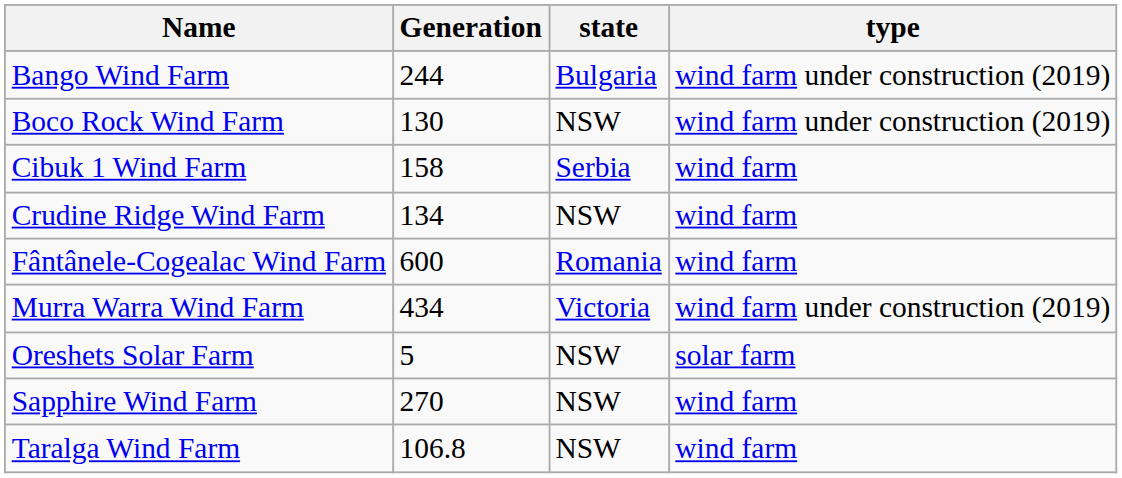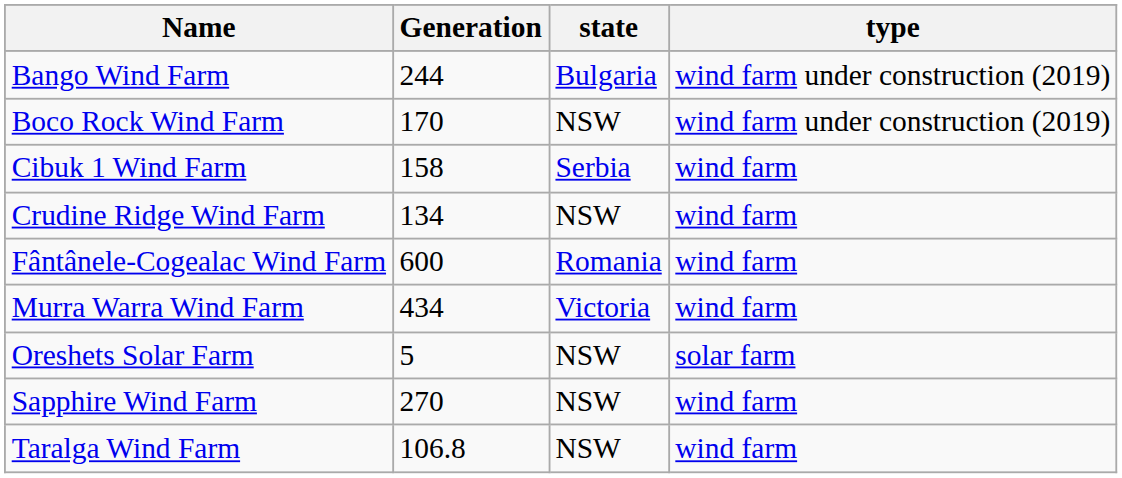(422, 121) 130 -> (422, 121) 170
(893, 307) wind farm under construction (2019) -> (736, 307) wind farm
